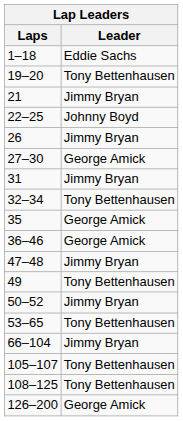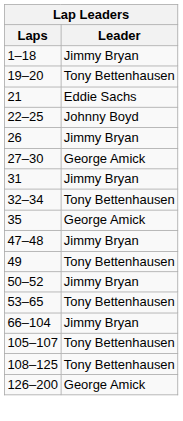(100, 55) Eddie Sachs -> (101, 55) Jimmy Bryan
(101, 96) Jimmy Bryan -> (100, 96) Eddie Sachs
- row: (25, 240)
